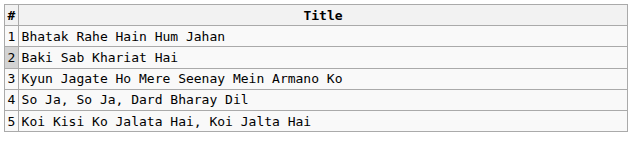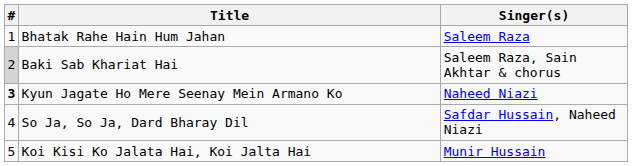+ column: (534, 15)
(12, 79) normal -> (12, 94) bold
